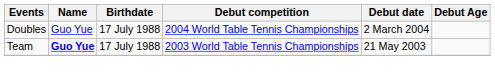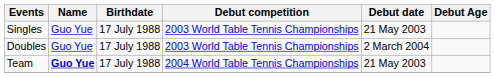+ row: (24, 30)
(262, 30) 2004 World Table Tennis Championships -> (262, 47) 2003 World Table Tennis Championships
(262, 47) 2003 World Table Tennis Championships -> (262, 64) 2004 World Table Tennis Championships
